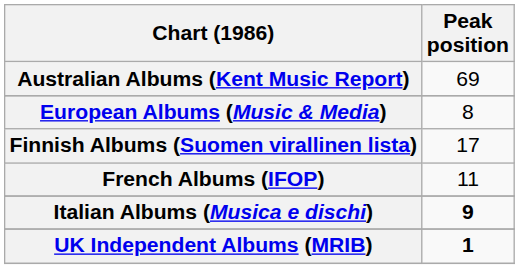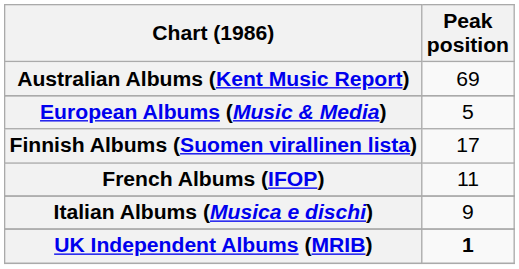(468, 111) 8 -> (468, 111) 5
(468, 212) bold -> (468, 212) normal
